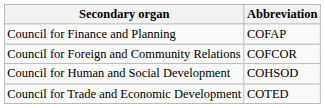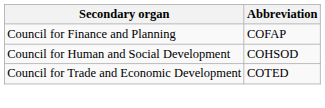- row: (124, 53)
